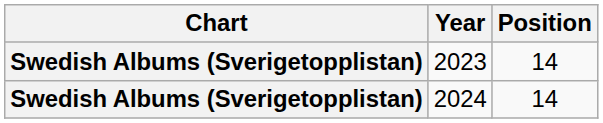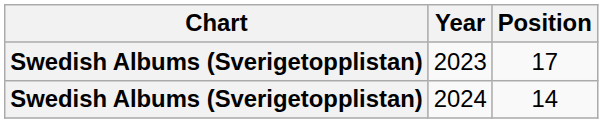(545, 61) 14 -> (545, 61) 17
